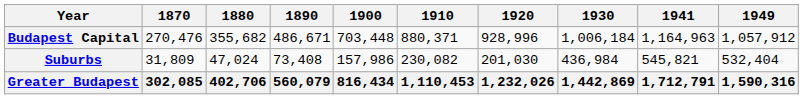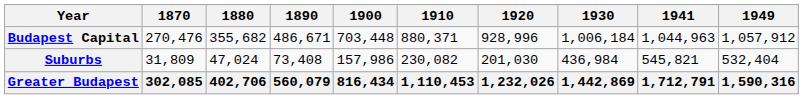(678, 38) 1,164,963 -> (678, 38) 1,044,963
